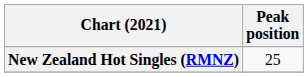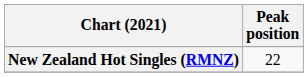(273, 59) 25 -> (273, 59) 22
